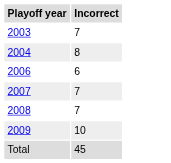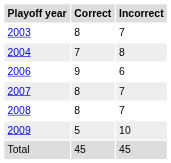+ column: (93, 13)
